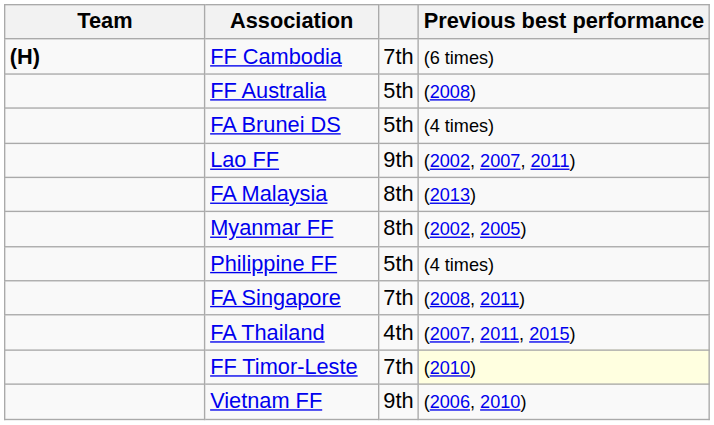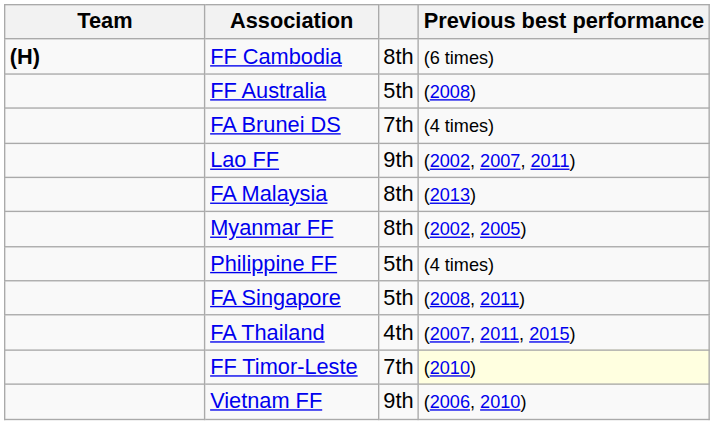(398, 56) 7th -> (398, 56) 8th
(398, 125) 5th -> (398, 125) 7th
(398, 297) 7th -> (398, 297) 5th
